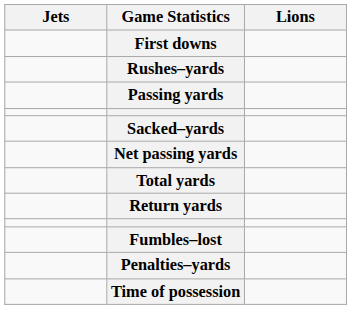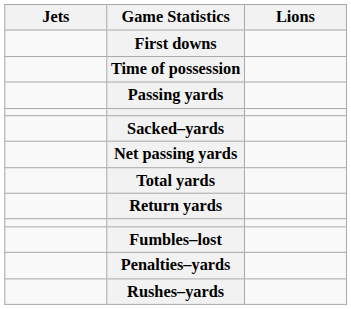rows swapped: (56, 69) <-> (56, 291)
